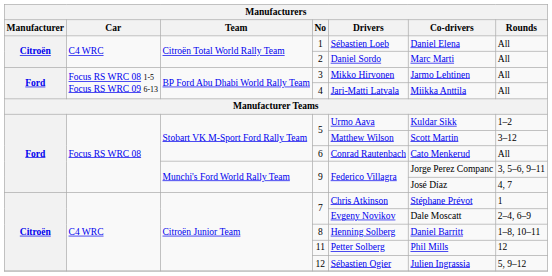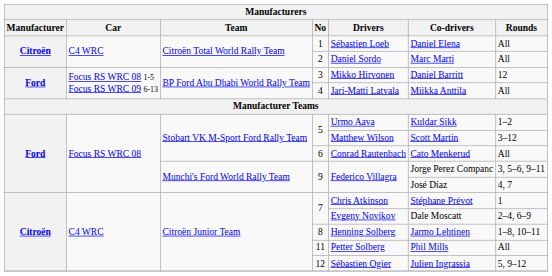(440, 74) Jarmo Lehtinen -> (437, 74) Daniel Barritt
(504, 74) All -> (503, 74) 12
(437, 231) Daniel Barritt -> (440, 231) Jarmo Lehtinen
(503, 247) 12 -> (504, 247) All
